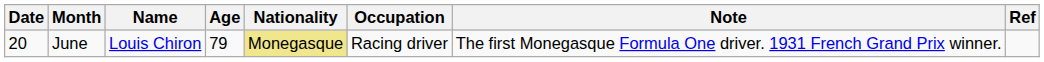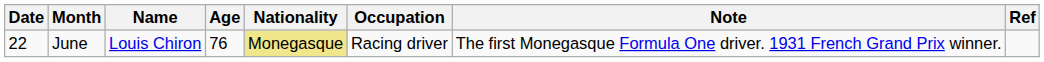(18, 43) 20 -> (18, 43) 22
(218, 43) 79 -> (218, 43) 76
